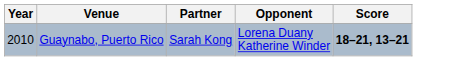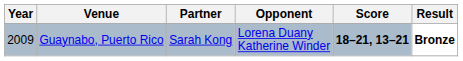+ column: (435, 14)
(21, 40) 2010 -> (21, 40) 2009
